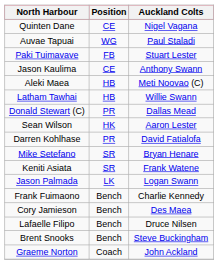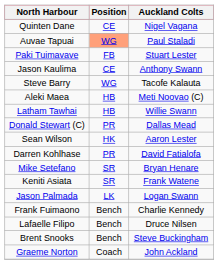(109, 40) no background -> (109, 40) lightsalmon background
+ row: (47, 83)
- row: (47, 210)
